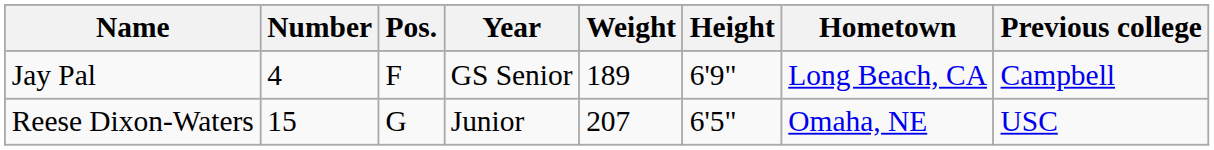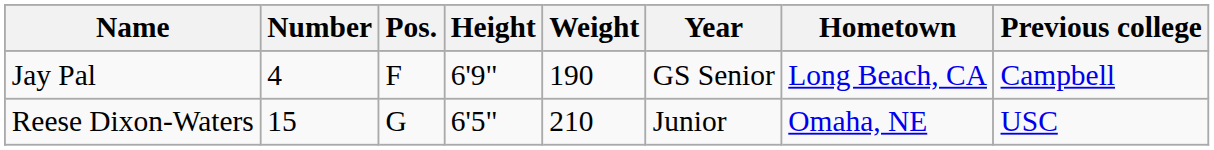columns swapped: (732, 27) <-> (512, 27)
(608, 74) 189 -> (571, 74) 190
(608, 121) 207 -> (571, 121) 210
